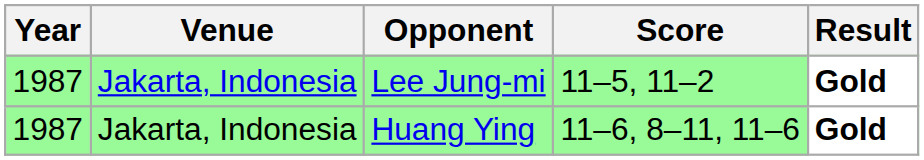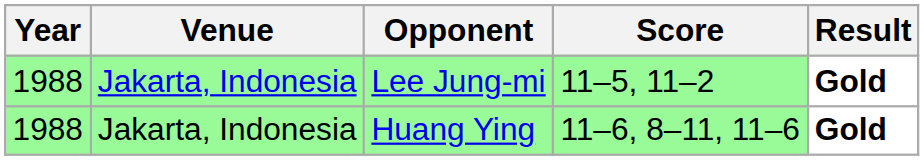(48, 81) 1987 -> (48, 81) 1988
(48, 131) 1987 -> (48, 131) 1988
